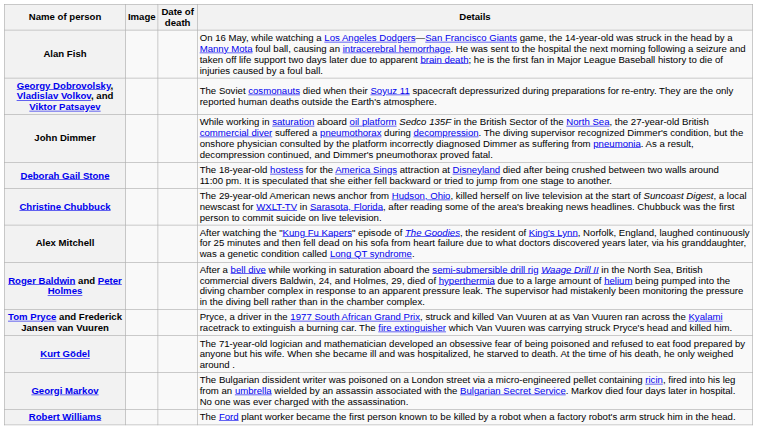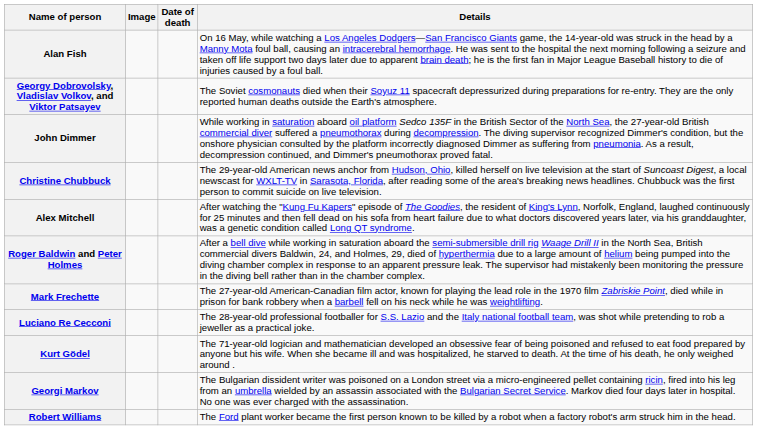- row: (65, 175)
+ row: (65, 296)
+ row: (65, 322)
- row: (65, 322)
